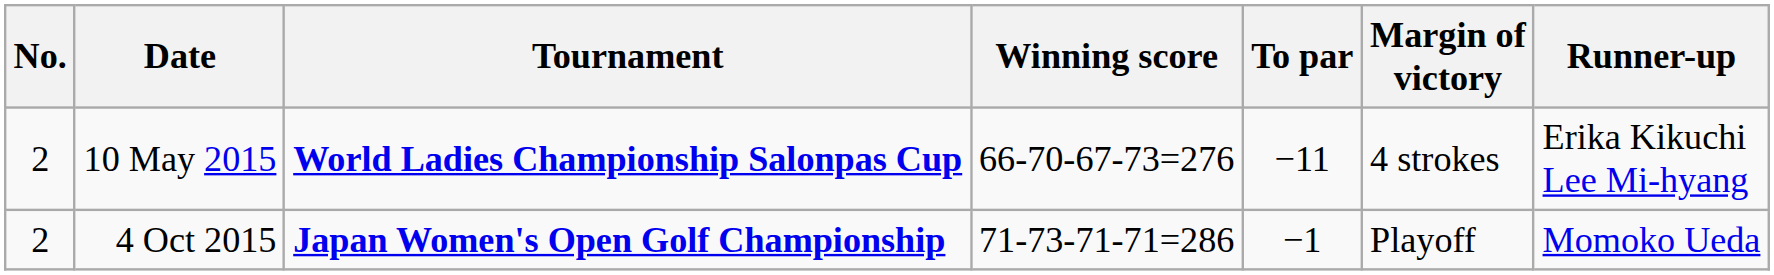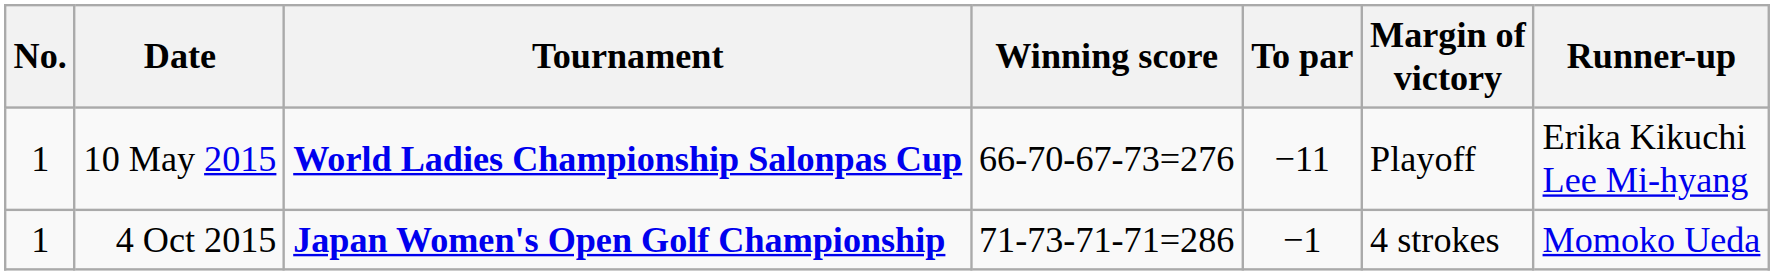(40, 158) 2 -> (40, 158) 1
(1435, 158) 4 strokes -> (1423, 158) Playoff
(40, 239) 2 -> (40, 239) 1
(1423, 239) Playoff -> (1435, 239) 4 strokes
